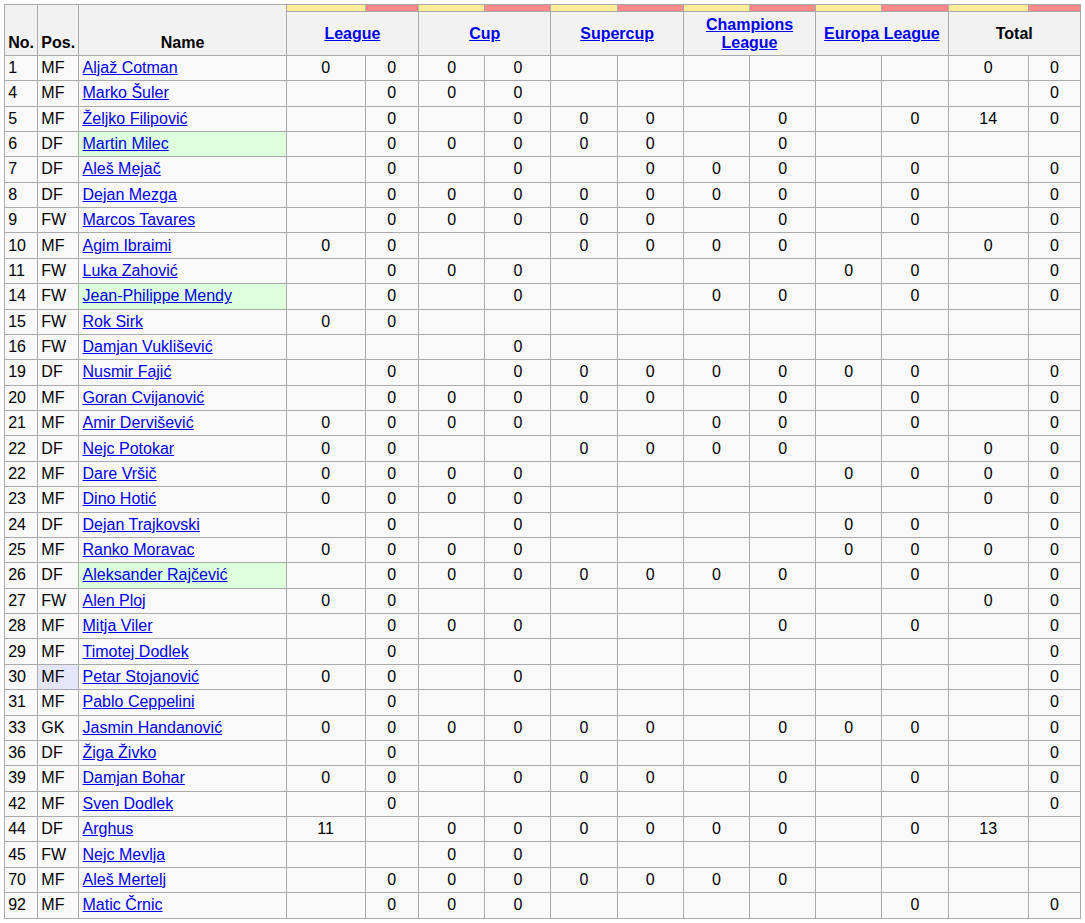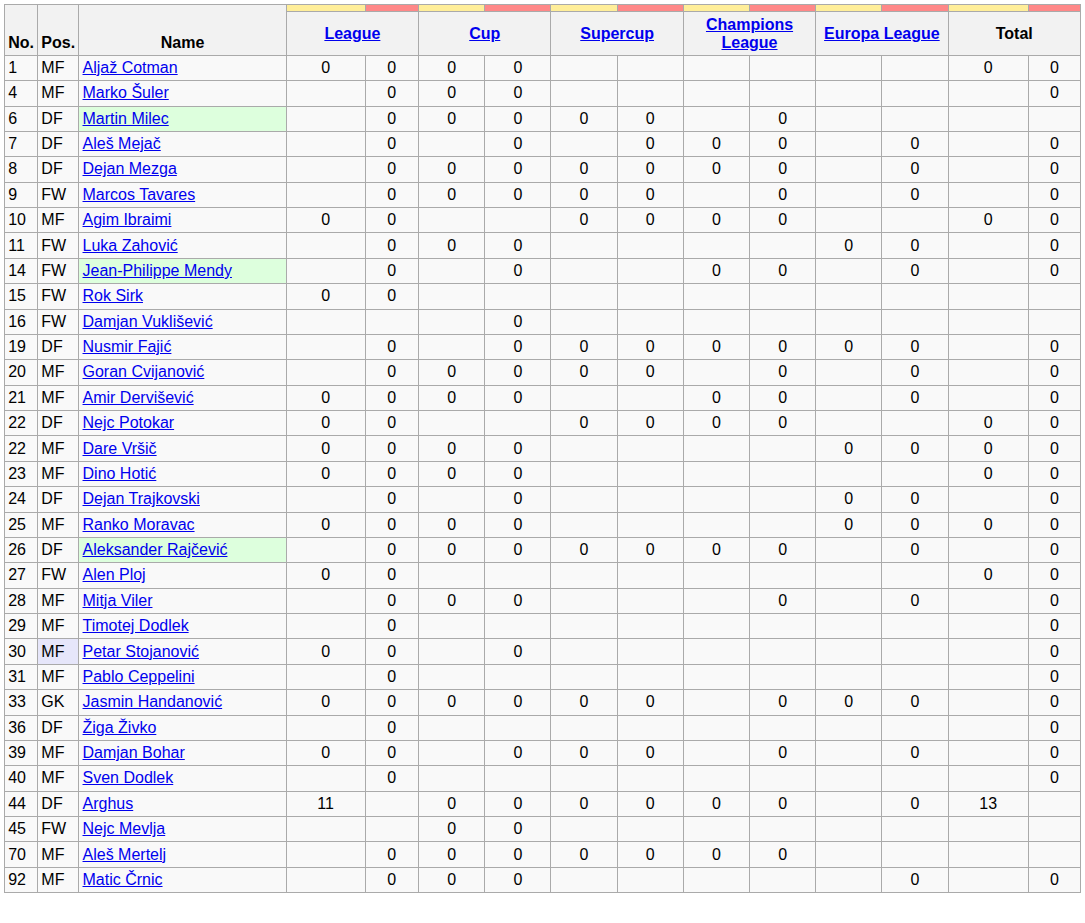- row: (135, 118)
(17, 803) 42 -> (17, 778) 40
